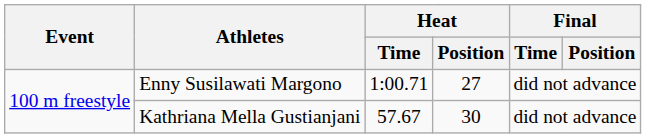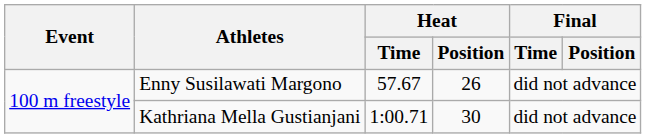(399, 85) 1:00.71 -> (399, 85) 57.67
(471, 85) 27 -> (471, 85) 26
(399, 117) 57.67 -> (399, 117) 1:00.71
